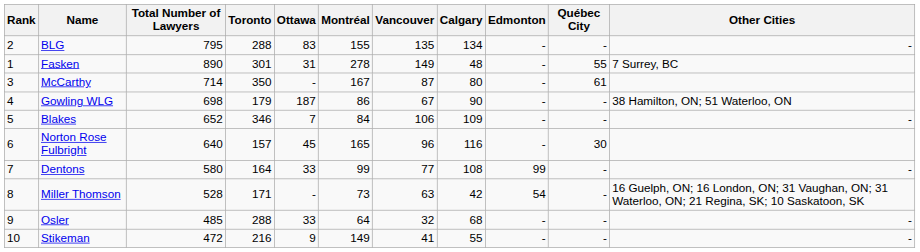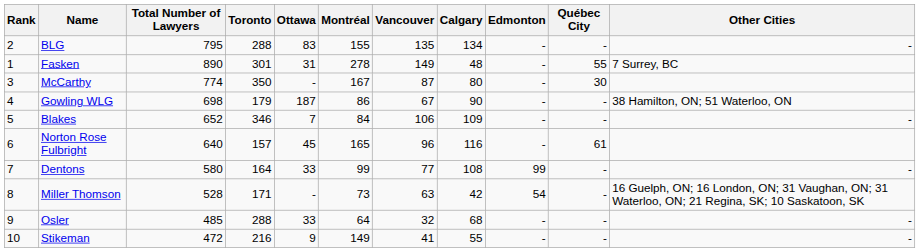(213, 82) 714 -> (213, 82) 774
(600, 82) 61 -> (600, 82) 30
(600, 144) 30 -> (600, 144) 61
